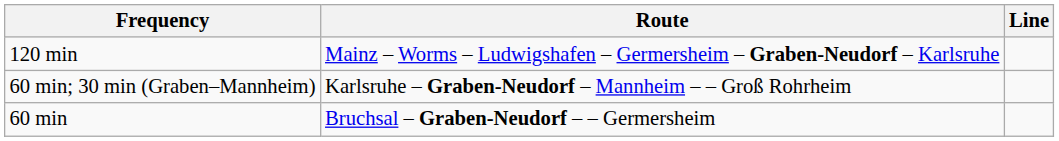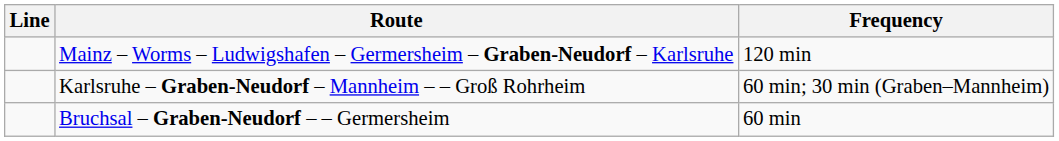columns swapped: (1029, 20) <-> (162, 20)
